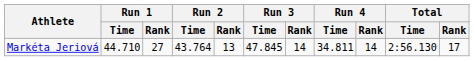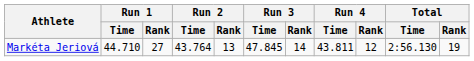(335, 47) 34.811 -> (335, 47) 43.811
(371, 47) 14 -> (371, 47) 12
(454, 47) 17 -> (454, 47) 19
